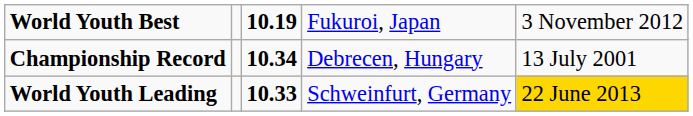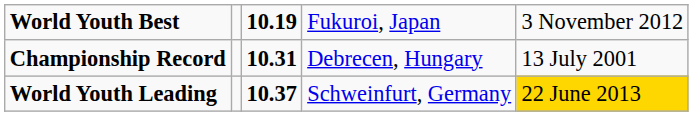(272, 57) 10.34 -> (272, 57) 10.31
(272, 93) 10.33 -> (272, 93) 10.37
